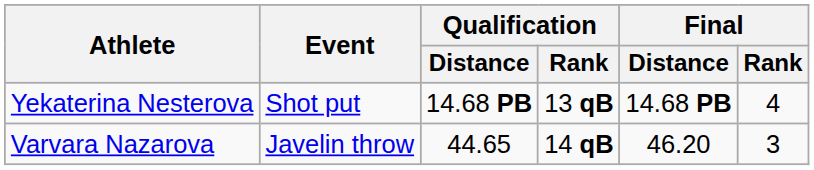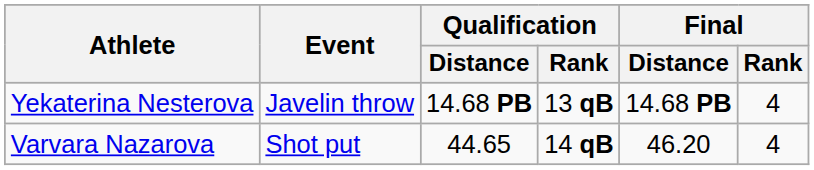(313, 104) Shot put -> (340, 104) Javelin throw
(340, 144) Javelin throw -> (313, 144) Shot put
(773, 144) 3 -> (773, 144) 4
